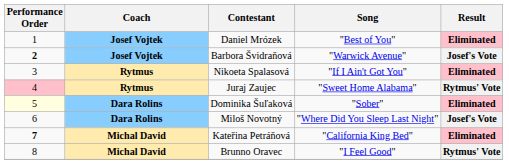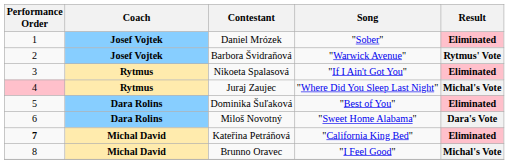(368, 39) "Best of You" -> (368, 39) "Sober"
(35, 55) bold -> (35, 55) normal
(472, 55) Josef's Vote -> (472, 55) Rytmus' Vote
(368, 87) "Sweet Home Alabama" -> (368, 87) "Where Did You Sleep Last Night"
(472, 87) Rytmus' Vote -> (472, 87) Michal's Vote
(35, 103) lightyellow background -> (35, 103) no background
(368, 103) "Sober" -> (368, 103) "Best of You"
(368, 119) "Where Did You Sleep Last Night" -> (368, 119) "Sweet Home Alabama"
(472, 119) Josef's Vote -> (472, 119) Dara's Vote
(472, 151) Rytmus' Vote -> (472, 151) Michal's Vote
